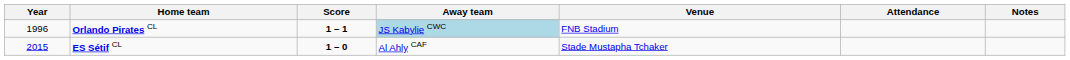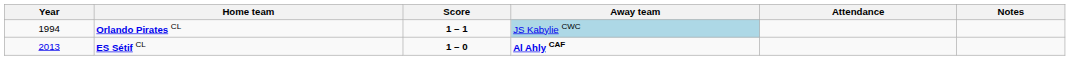- column: (700, 12)
(37, 29) 1996 -> (49, 29) 1994
(37, 47) 2015 -> (49, 47) 2013
(403, 47) normal -> (539, 47) bold
